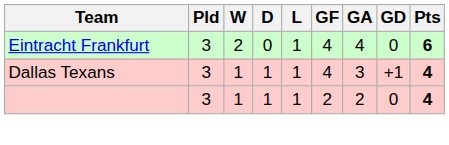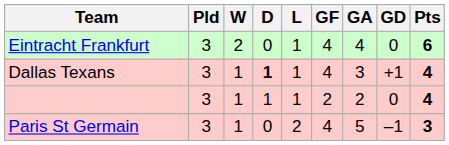(267, 72) normal -> (267, 72) bold
+ row: (74, 126)
